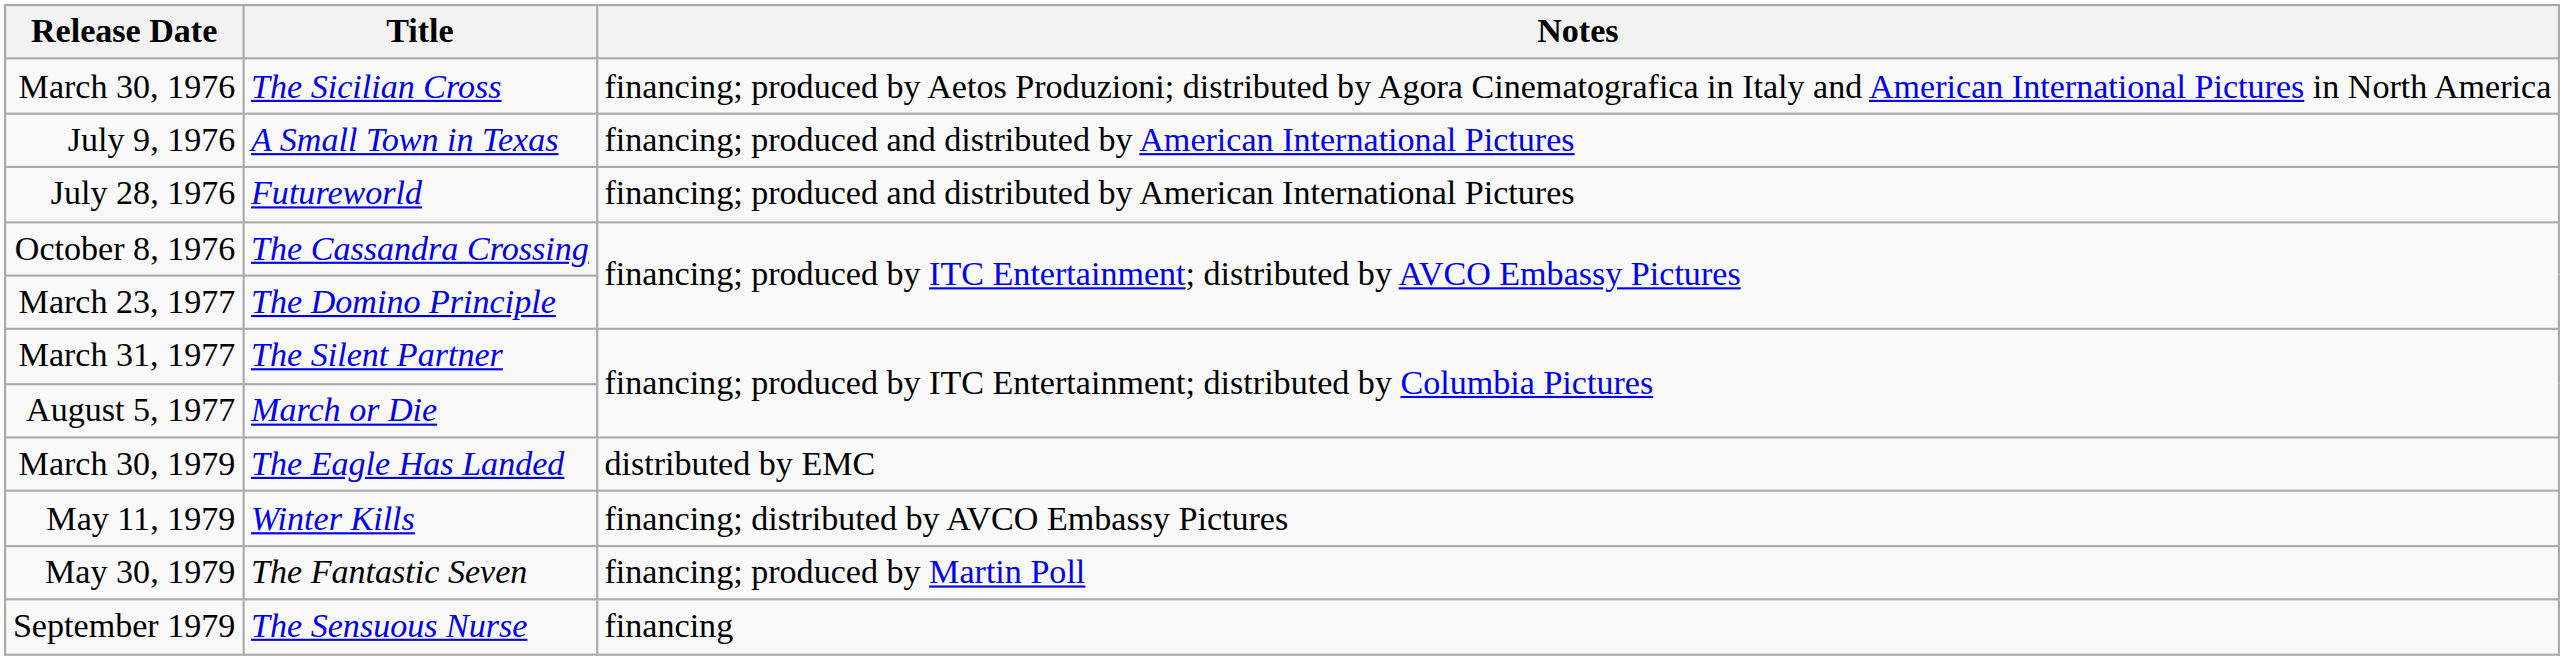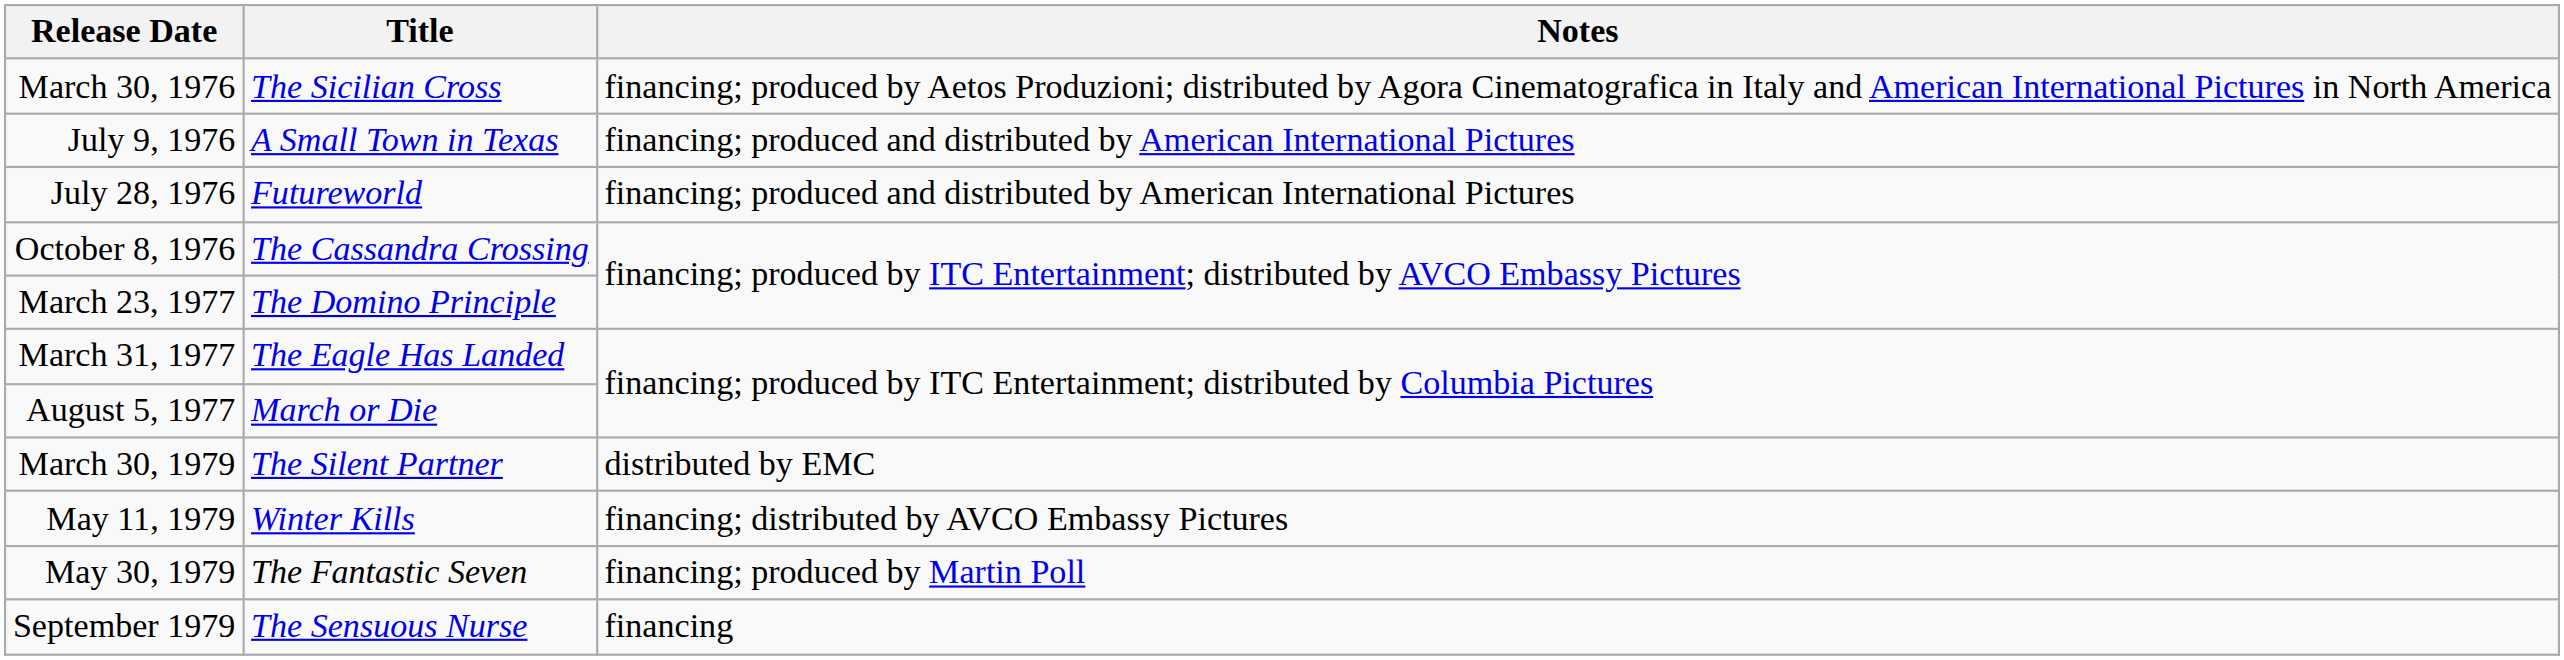(377, 355) The Silent Partner -> (408, 355) The Eagle Has Landed
(408, 463) The Eagle Has Landed -> (377, 463) The Silent Partner
